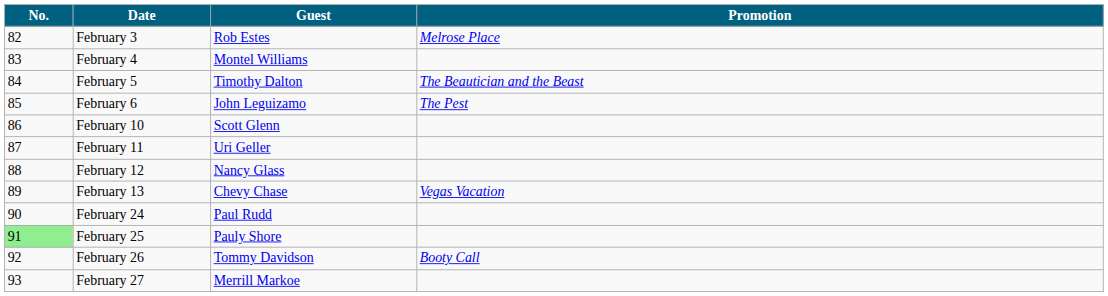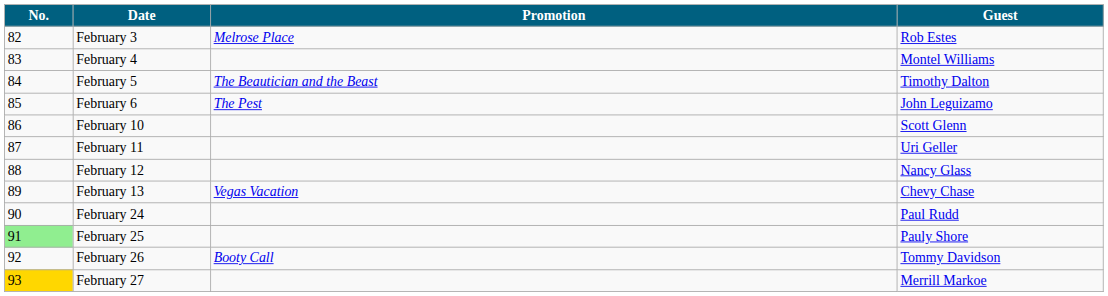columns swapped: (313, 15) <-> (760, 15)
(15, 280) no background -> (15, 280) gold background
